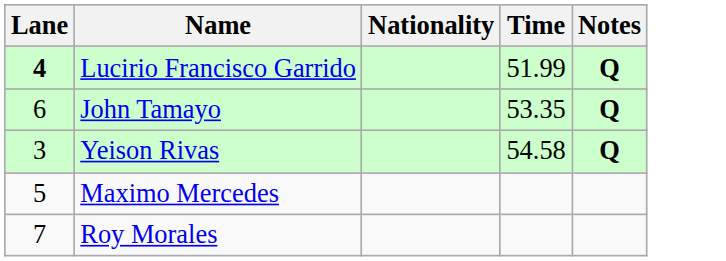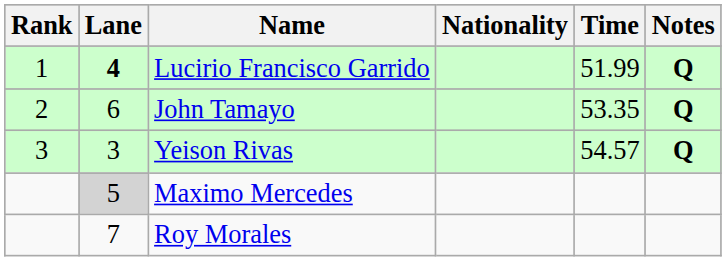+ column: (42, 25)
(536, 151) 54.58 -> (610, 151) 54.57
(40, 192) no background -> (113, 192) lightgrey background
